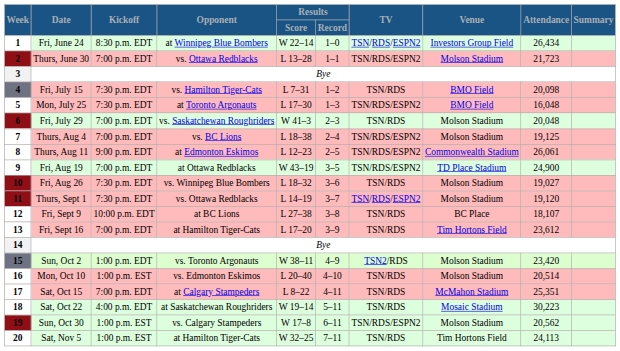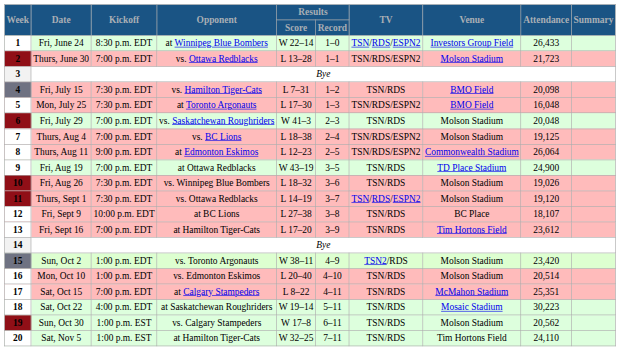(546, 43) 26,434 -> (546, 43) 26,433
(546, 152) 26,061 -> (546, 152) 26,064
(386, 167) TSN/RDS/ESPN2 -> (386, 167) TSN/RDS
(546, 183) 19,027 -> (546, 183) 19,026
(124, 276) 1:00 p.m. EST -> (124, 276) 1:00 p.m. EDT
(386, 323) TSN/RDS/ESPN2 -> (386, 323) TSN/RDS
(546, 338) 24,113 -> (546, 338) 24,110
